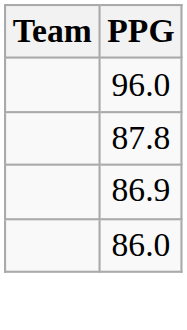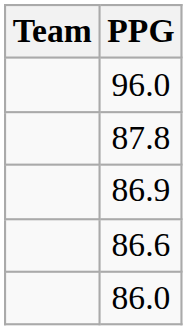+ row: (141, 244)
